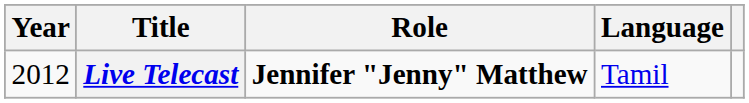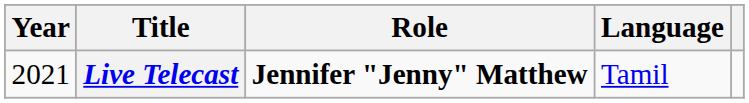(41, 73) 2012 -> (41, 73) 2021
